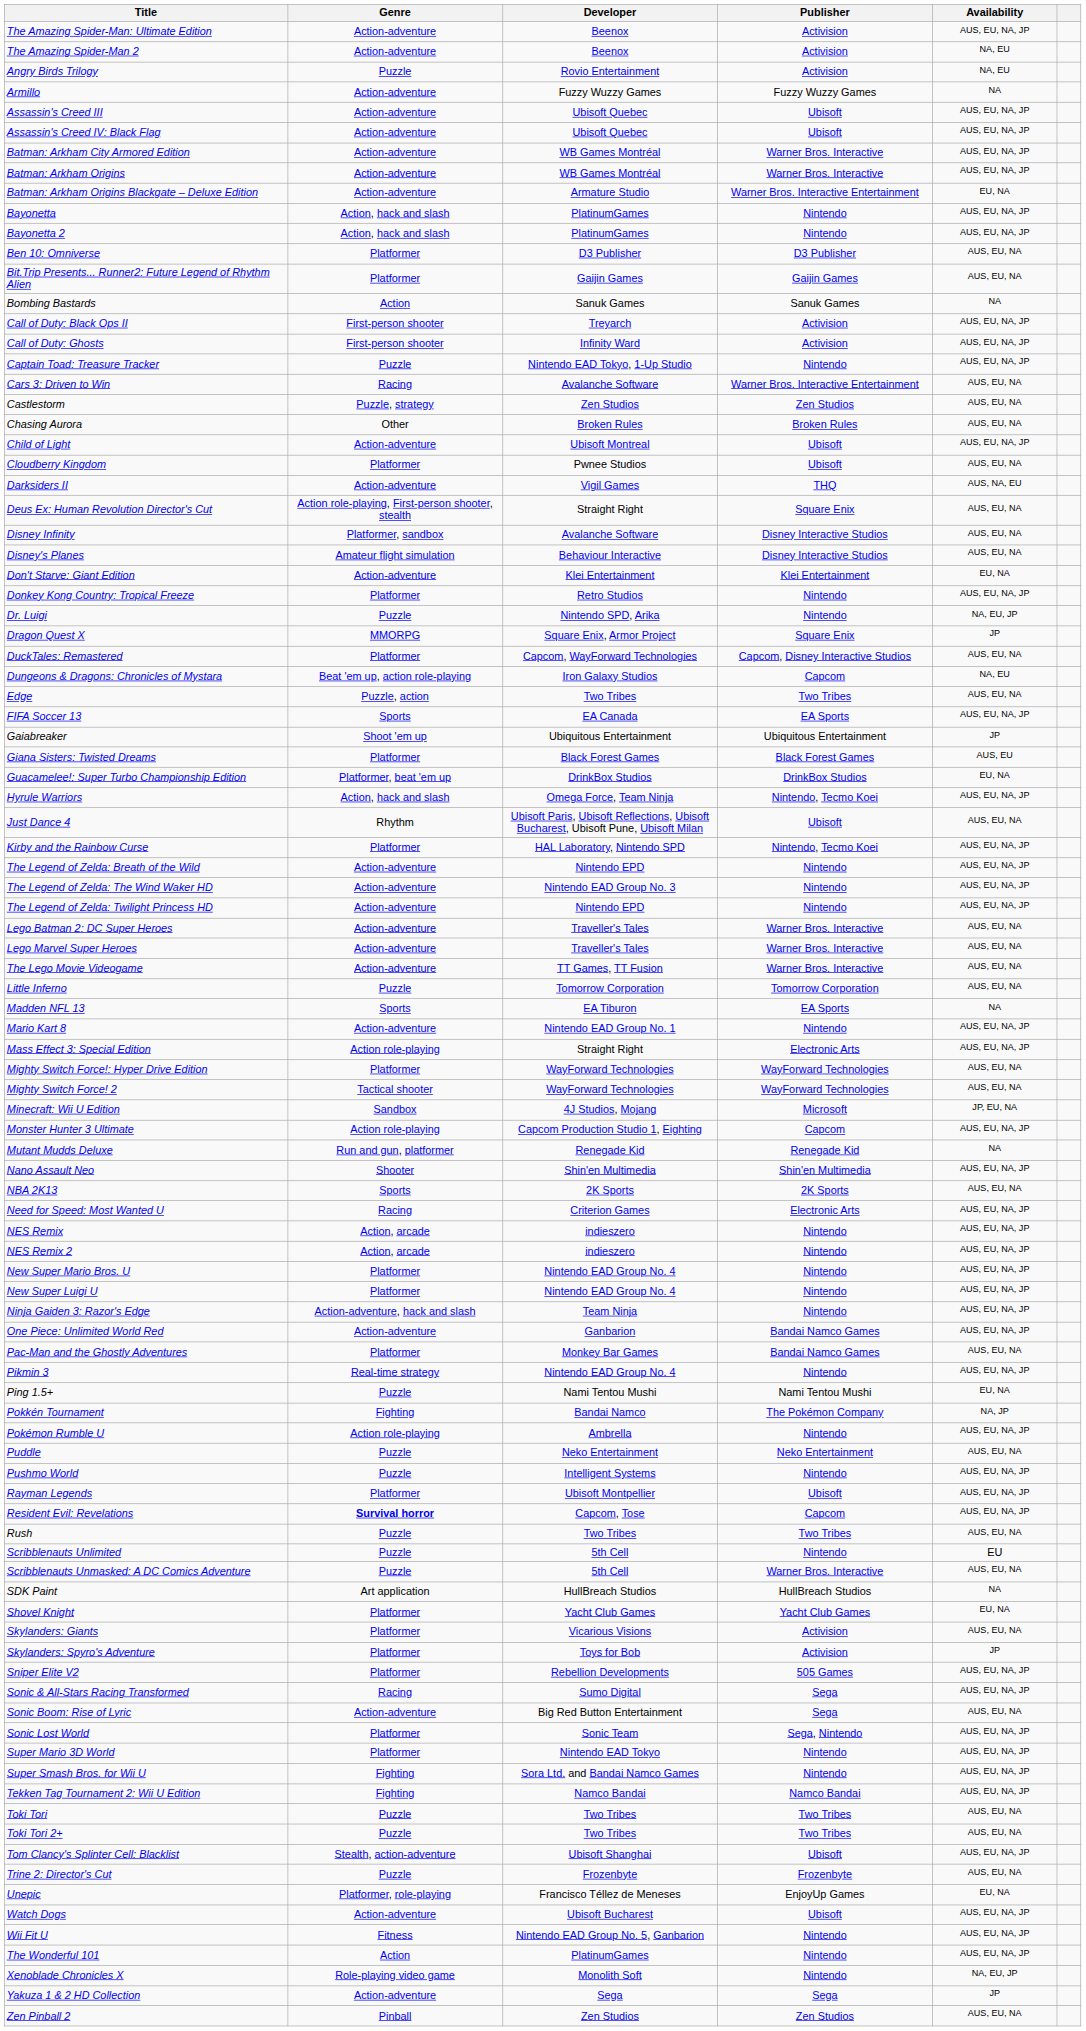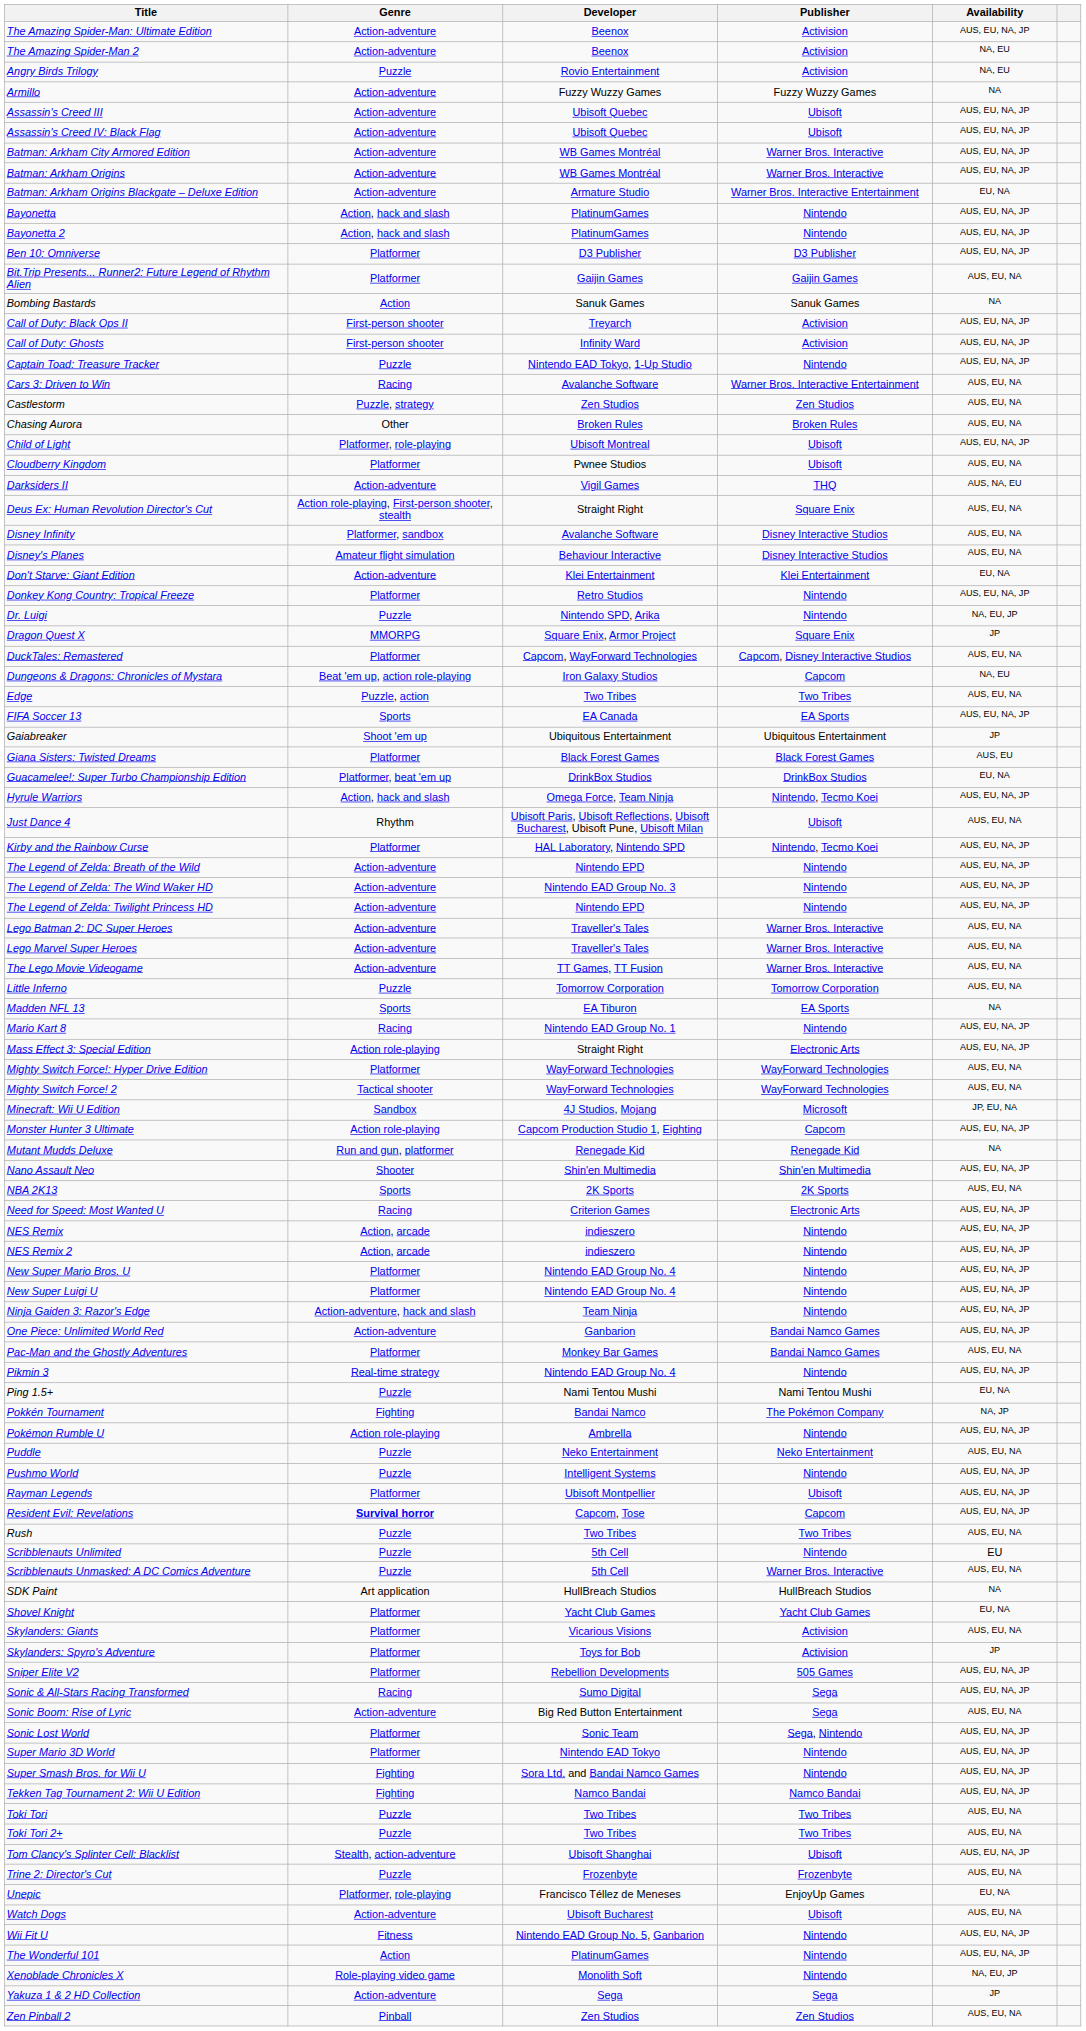(995, 251) AUS, EU, NA -> (995, 251) AUS, EU, NA, JP
(395, 445) Action-adventure -> (395, 445) Platformer, role-playing
(395, 1029) Action-adventure -> (395, 1029) Racing
(995, 1912) AUS, EU, NA, JP -> (995, 1912) AUS, EU, NA
